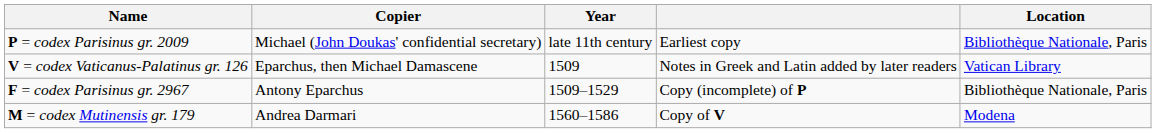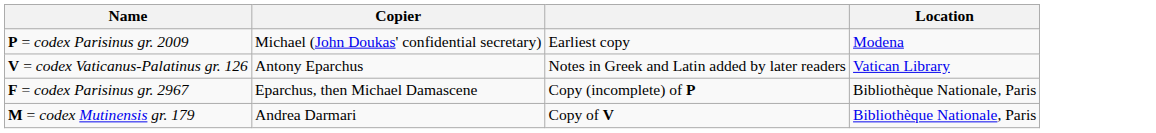- column: (600, 16)
(1056, 41) Bibliothèque Nationale, Paris -> (878, 41) Modena
(366, 66) Eparchus, then Michael Damascene -> (309, 66) Antony Eparchus
(309, 90) Antony Eparchus -> (366, 90) Eparchus, then Michael Damascene
(989, 115) Modena -> (945, 115) Bibliothèque Nationale, Paris
